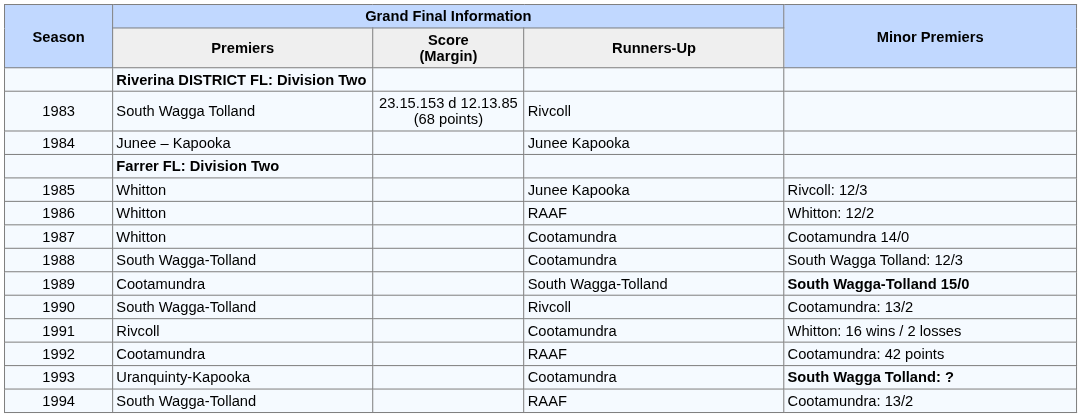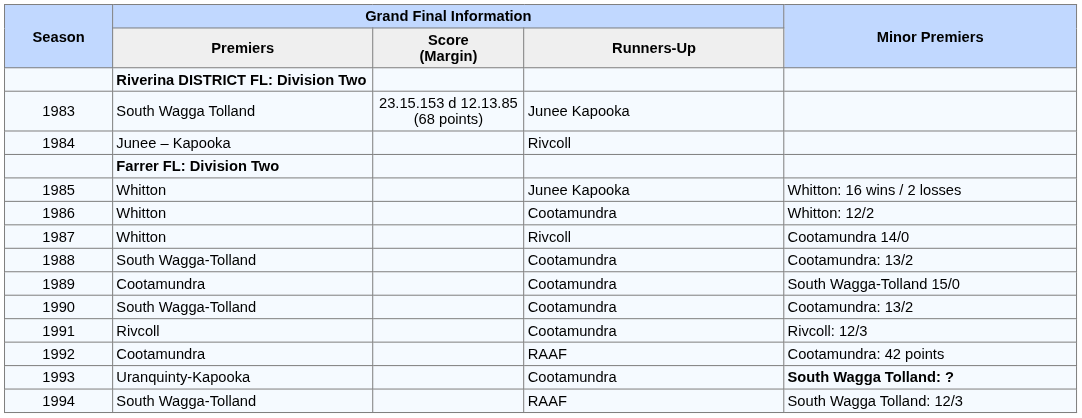(549, 111) Rivcoll -> (579, 111) Junee Kapooka
(579, 143) Junee Kapooka -> (549, 143) Rivcoll
(828, 190) Rivcoll: 12/3 -> (874, 190) Whitton: 16 wins / 2 losses
(547, 213) RAAF -> (572, 213) Cootamundra
(572, 237) Cootamundra -> (549, 237) Rivcoll
(875, 260) South Wagga Tolland: 12/3 -> (850, 260) Cootamundra: 13/2
(598, 283) South Wagga-Tolland -> (572, 283) Cootamundra
(878, 283) bold -> (874, 283) normal
(549, 307) Rivcoll -> (572, 307) Cootamundra
(874, 330) Whitton: 16 wins / 2 losses -> (828, 330) Rivcoll: 12/3
(850, 401) Cootamundra: 13/2 -> (875, 401) South Wagga Tolland: 12/3
